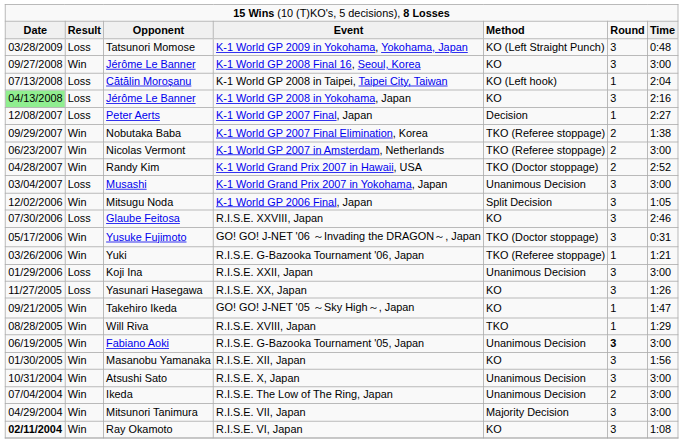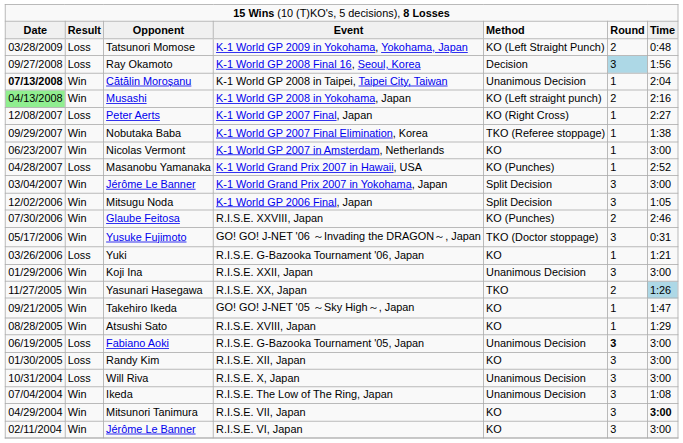(613, 47) 3 -> (613, 47) 2
(77, 64) Win -> (79, 64) Loss
(151, 64) Jérôme Le Banner -> (139, 64) Ray Okamoto
(494, 64) KO -> (507, 64) Decision
(613, 64) no background -> (613, 64) lightblue background
(660, 64) 3:00 -> (660, 64) 1:56
(35, 82) normal -> (35, 82) bold
(79, 82) Loss -> (77, 82) Win
(521, 82) KO (Left hook) -> (536, 82) Unanimous Decision
(79, 99) Loss -> (77, 99) Win
(151, 99) Jérôme Le Banner -> (126, 99) Musashi
(494, 99) KO -> (544, 99) KO (Left straight punch)
(613, 99) 3 -> (613, 99) 2
(507, 116) Decision -> (527, 116) KO (Right Cross)
(613, 133) 2 -> (613, 133) 1
(546, 150) TKO (Referee stoppage) -> (494, 150) KO
(613, 150) 2 -> (613, 150) 1
(77, 167) Win -> (79, 167) Loss
(133, 167) Randy Kim -> (159, 167) Masanobu Yamanaka
(542, 167) TKO (Doctor stoppage) -> (520, 167) KO (Punches)
(613, 167) 2 -> (613, 167) 1
(79, 184) Loss -> (77, 184) Win
(126, 184) Musashi -> (151, 184) Jérôme Le Banner
(536, 184) Unanimous Decision -> (519, 184) Split Decision
(79, 219) Loss -> (77, 219) Win
(494, 219) KO -> (520, 219) KO (Punches)
(613, 219) 3 -> (613, 219) 2
(77, 255) Win -> (79, 255) Loss
(546, 255) TKO (Referee stoppage) -> (494, 255) KO
(79, 273) Loss -> (77, 273) Win
(79, 290) Loss -> (77, 290) Win
(494, 290) KO -> (497, 290) TKO
(613, 290) 3 -> (613, 290) 2
(660, 290) no background -> (660, 290) lightblue background
(127, 326) Will Riva -> (137, 326) Atsushi Sato
(497, 326) TKO -> (494, 326) KO
(77, 344) Win -> (79, 344) Loss
(77, 361) Win -> (79, 361) Loss
(159, 361) Masanobu Yamanaka -> (133, 361) Randy Kim
(660, 361) 1:56 -> (660, 361) 3:00
(77, 378) Win -> (79, 378) Loss
(137, 378) Atsushi Sato -> (127, 378) Will Riva
(613, 395) 2 -> (613, 395) 3
(660, 395) 3:00 -> (660, 395) 1:08
(527, 412) Majority Decision -> (494, 412) KO
(660, 412) normal -> (661, 412) bold
(35, 429) bold -> (35, 429) normal
(139, 429) Ray Okamoto -> (151, 429) Jérôme Le Banner
(660, 429) 1:08 -> (660, 429) 3:00
